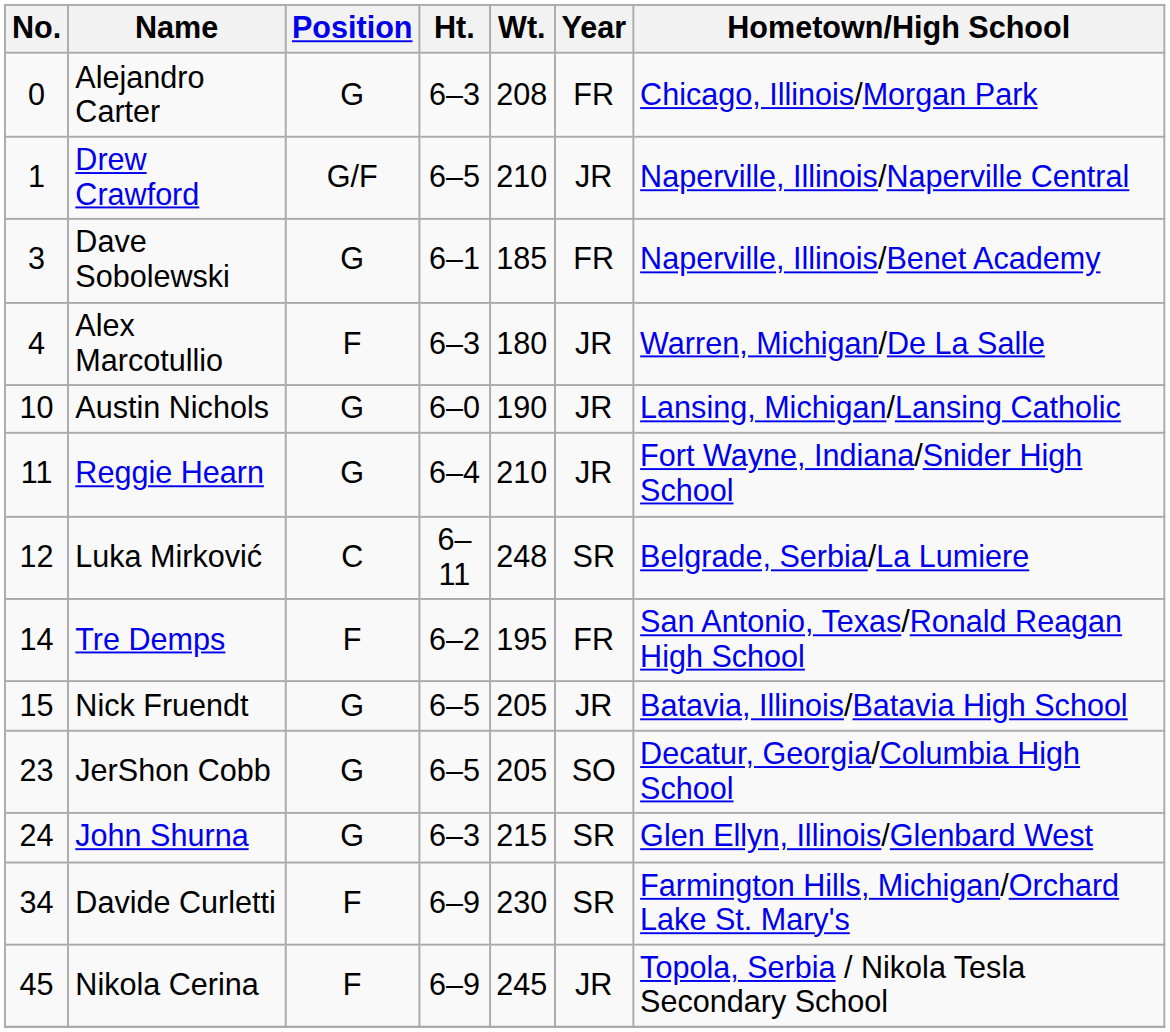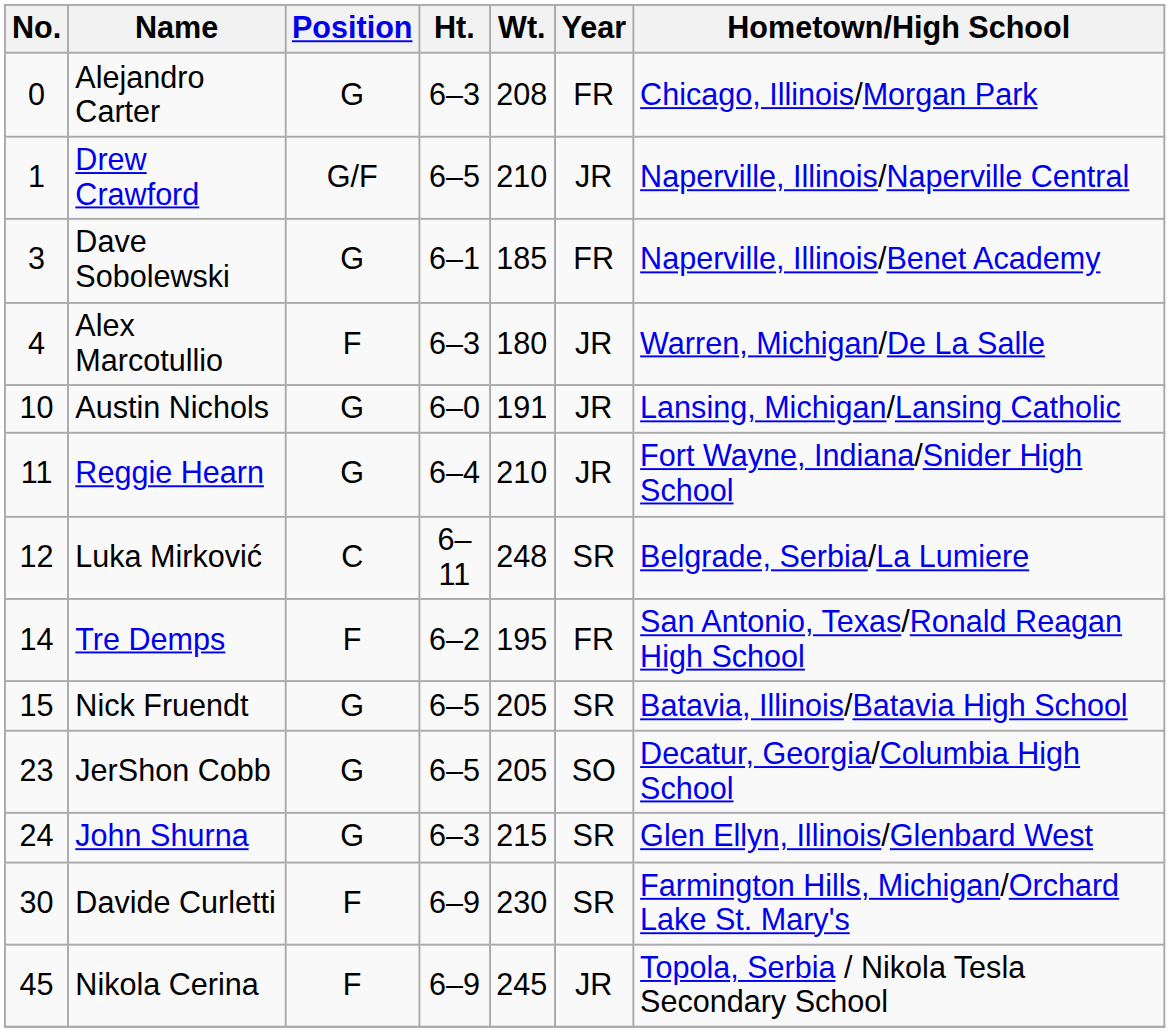(522, 408) 190 -> (522, 408) 191
(594, 705) JR -> (594, 705) SR
(37, 902) 34 -> (37, 902) 30
